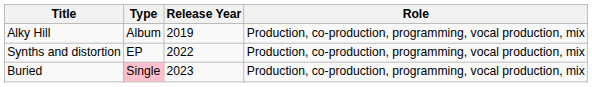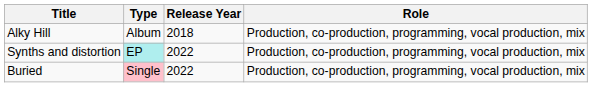(180, 33) 2019 -> (180, 33) 2018
(134, 52) no background -> (134, 52) paleturquoise background
(180, 71) 2023 -> (180, 71) 2022
